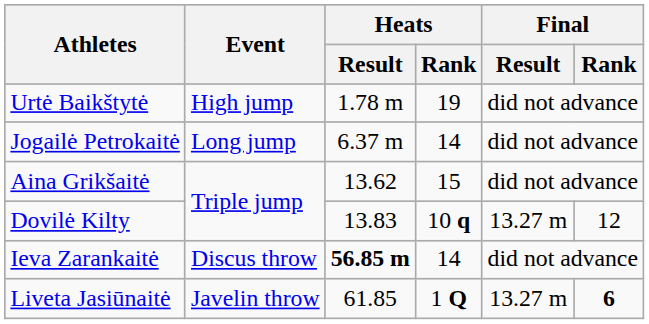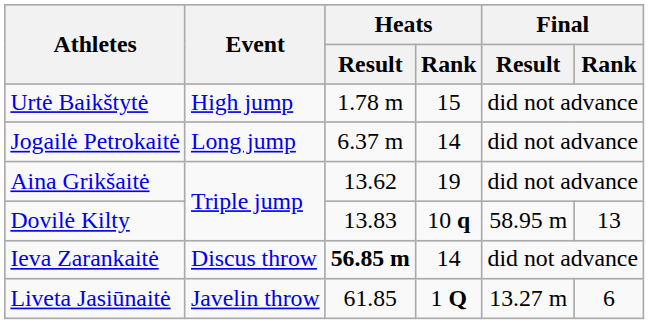(449, 102) 19 -> (449, 102) 15
(449, 181) 15 -> (449, 181) 19
(528, 220) 13.27 m -> (528, 220) 58.95 m
(609, 220) 12 -> (609, 220) 13
(609, 298) bold -> (609, 298) normal
